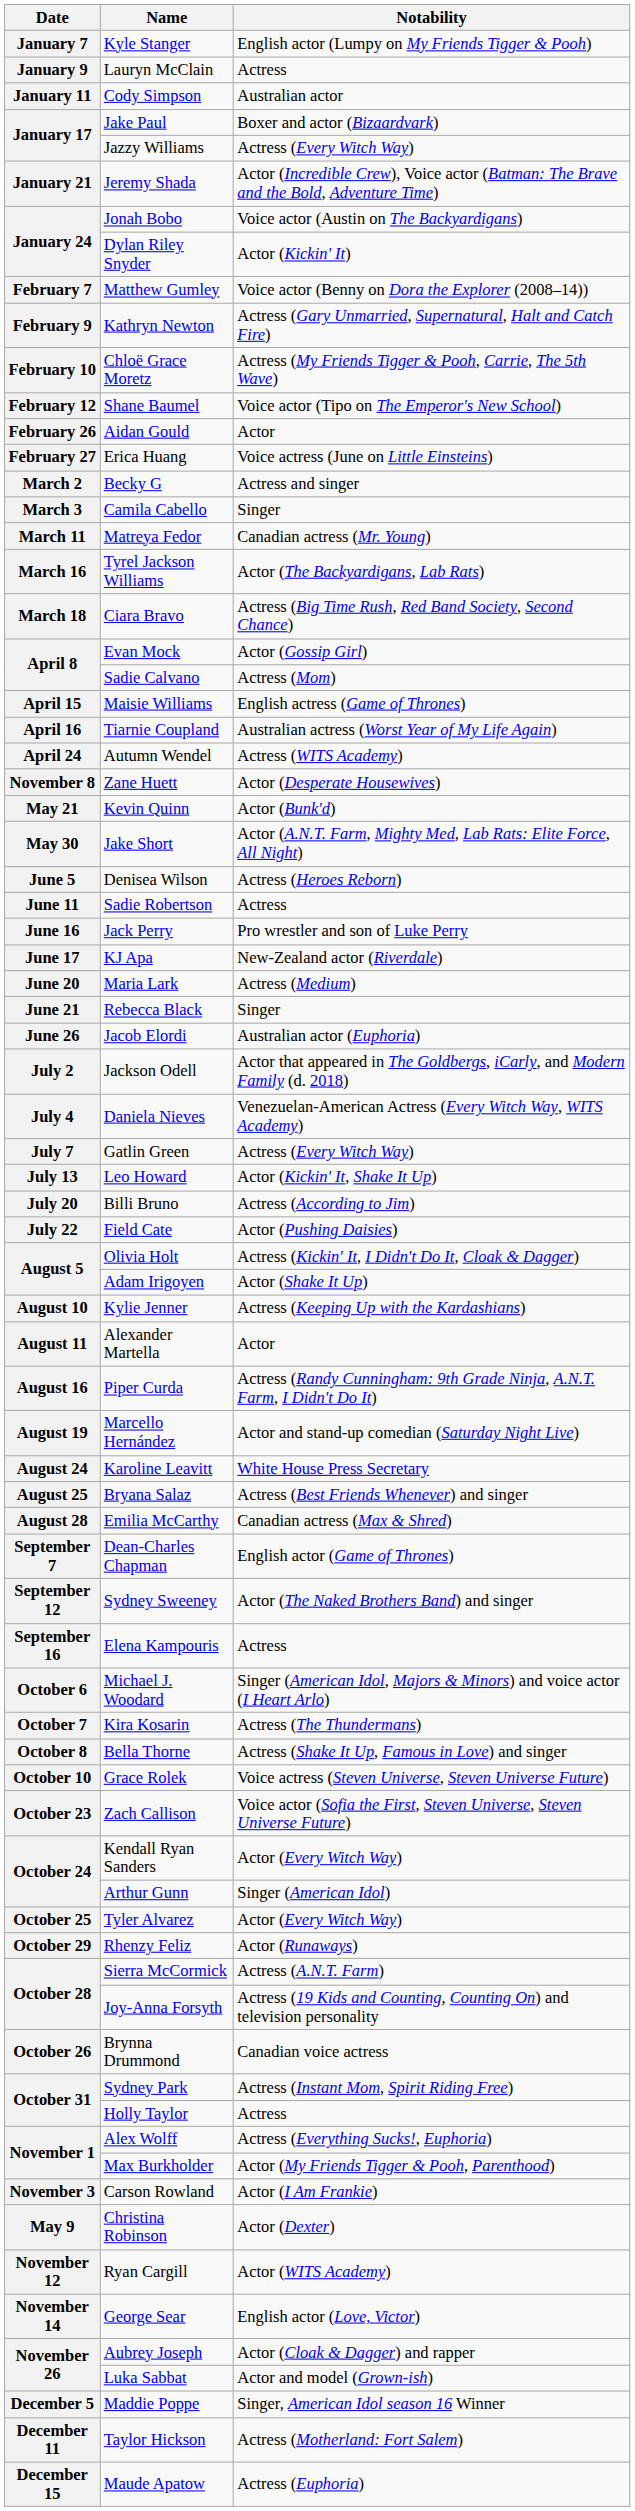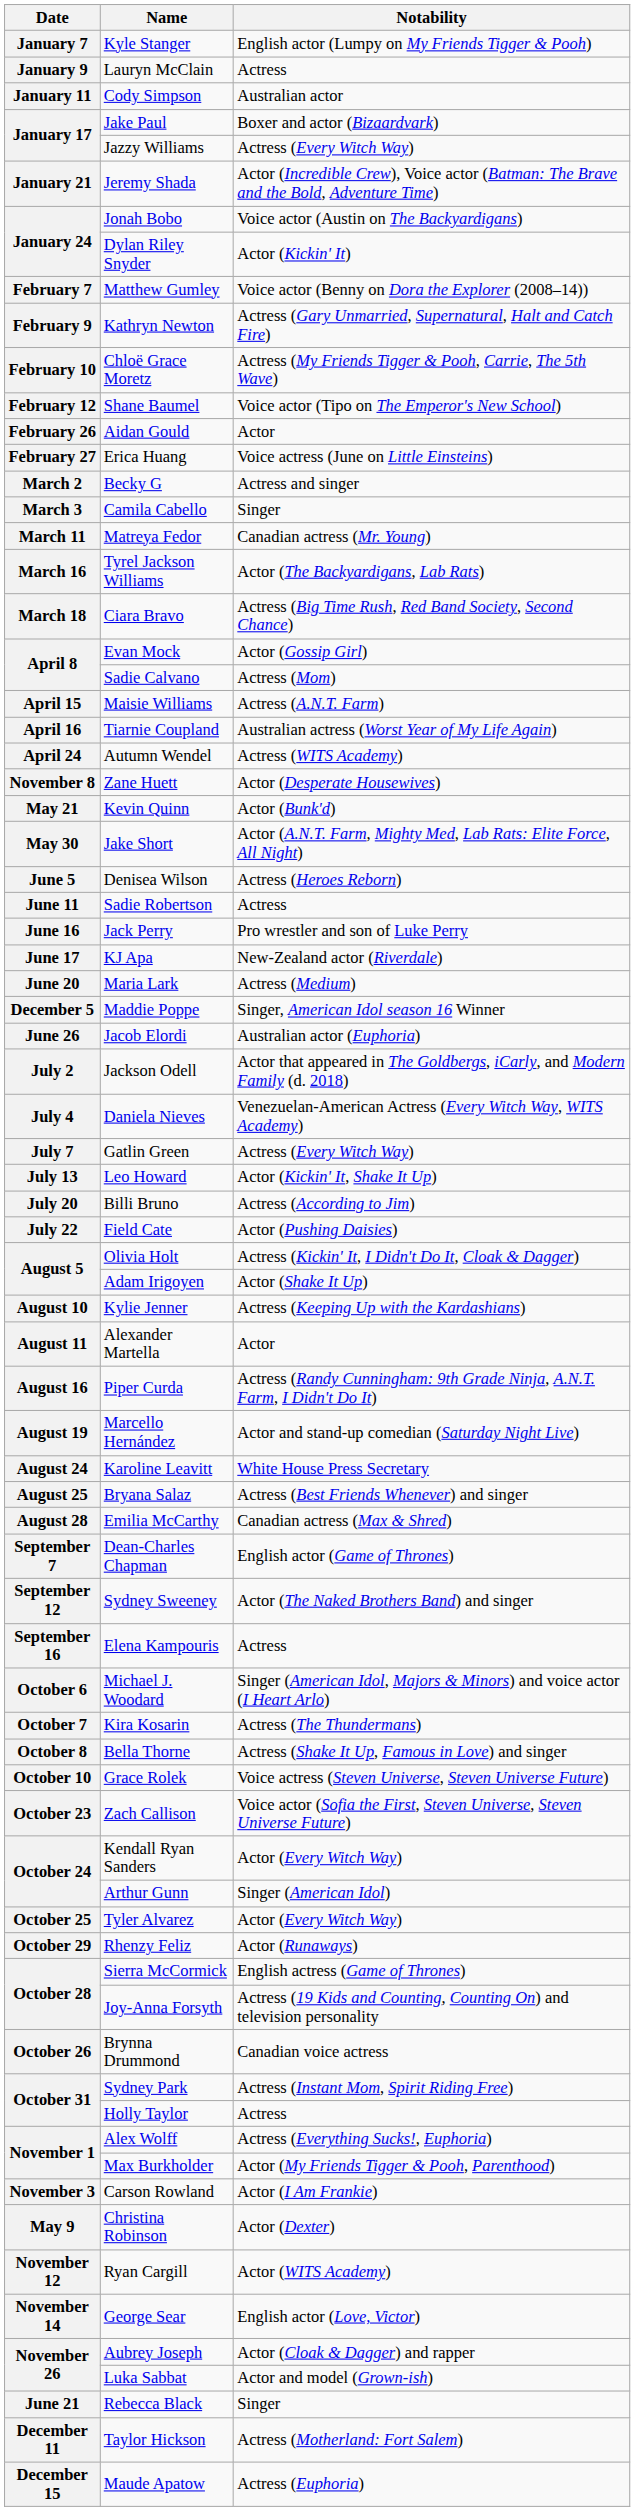(351, 703) English actress (Game of Thrones) -> (311, 703) Actress (A.N.T. Farm)
rows swapped: (153, 1009) <-> (152, 2404)
(311, 1971) Actress (A.N.T. Farm) -> (351, 1971) English actress (Game of Thrones)
